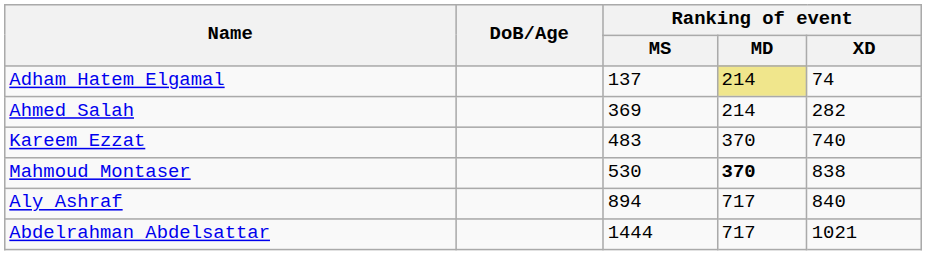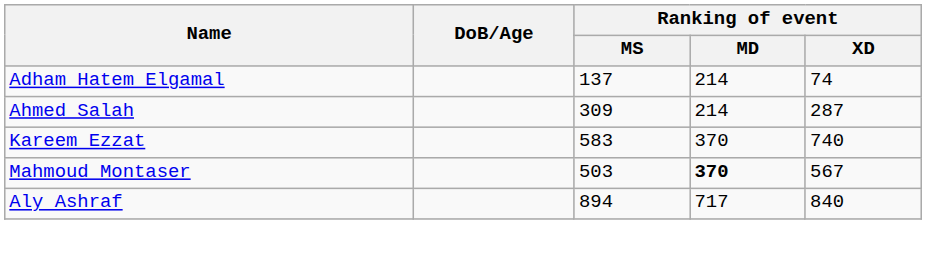(739, 81) khaki background -> (712, 81) no background
(625, 112) 369 -> (596, 112) 309
(829, 112) 282 -> (827, 112) 287
(625, 142) 483 -> (596, 142) 583
(625, 173) 530 -> (596, 173) 503
(829, 173) 838 -> (827, 173) 567
- row: (140, 234)
